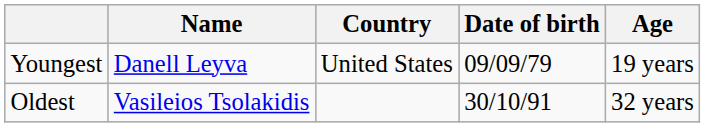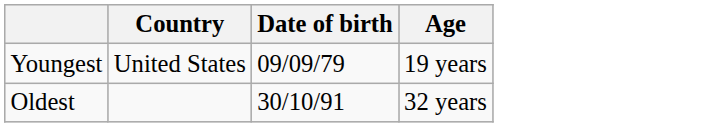- column: (212, 24)
